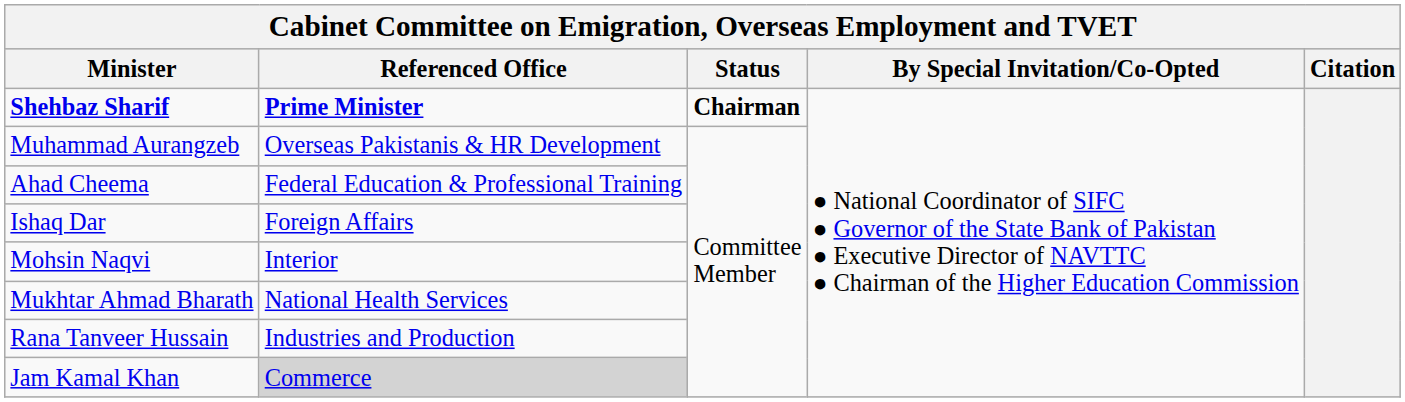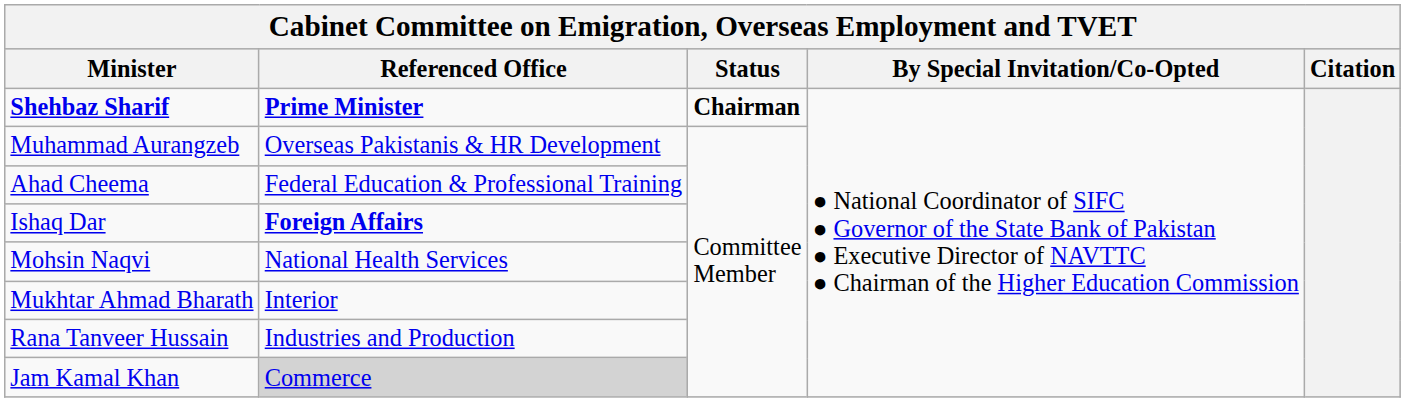(339, 222) normal -> (344, 222) bold
(301, 261) Interior -> (386, 261) National Health Services
(386, 299) National Health Services -> (301, 299) Interior
